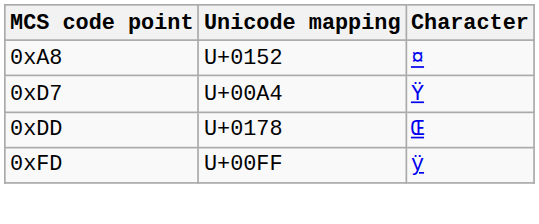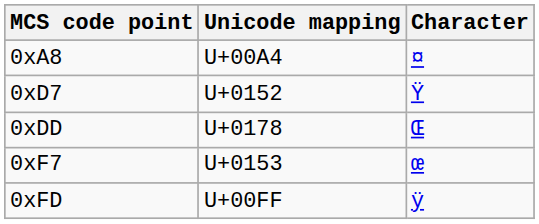(243, 58) U+0152 -> (243, 58) U+00A4
(243, 94) U+00A4 -> (243, 94) U+0152
+ row: (36, 165)
